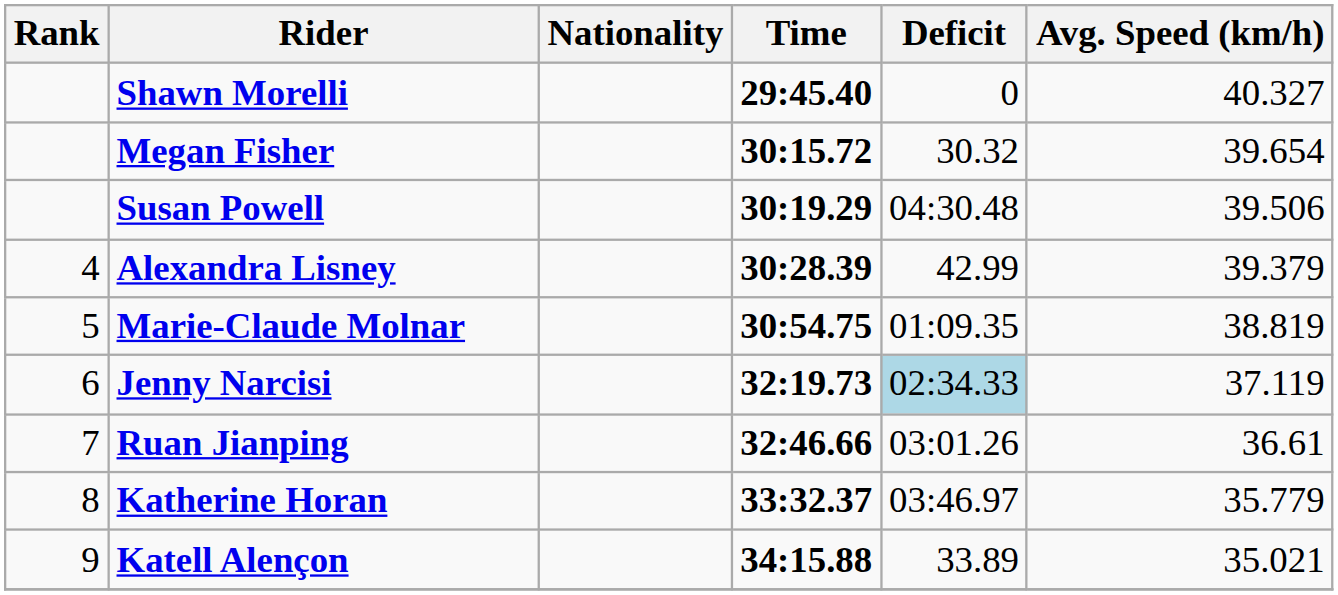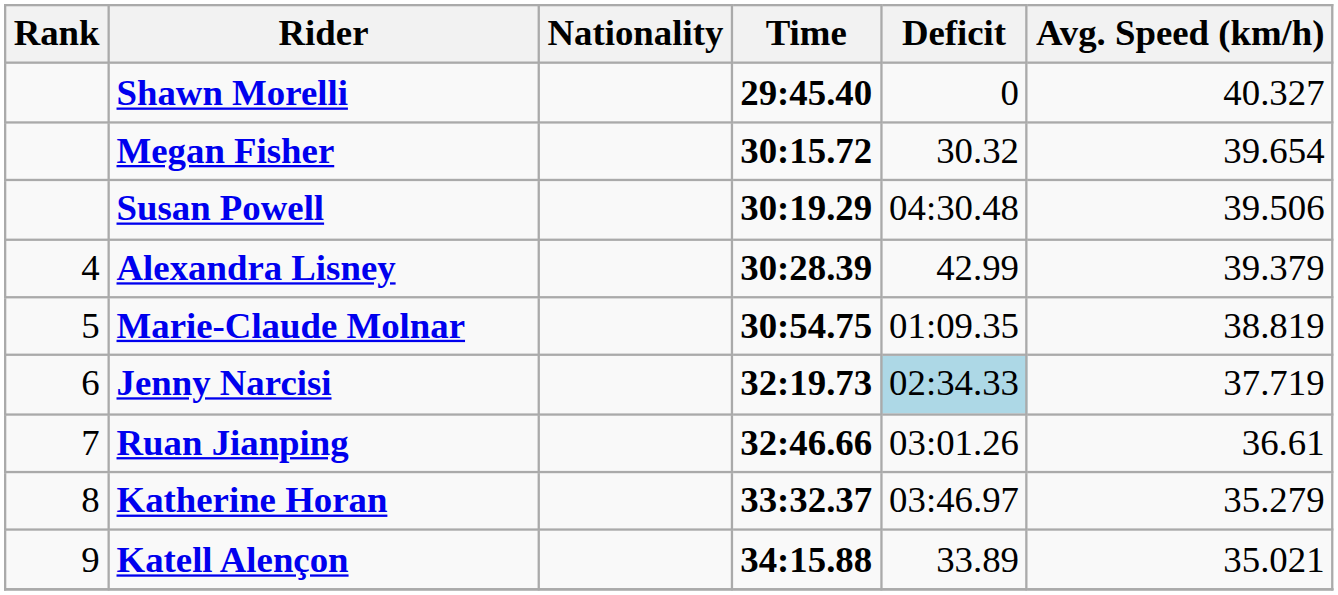(1275, 383) 37.119 -> (1274, 383) 37.719
(1274, 500) 35.779 -> (1274, 500) 35.279
